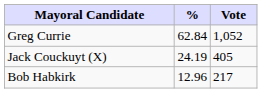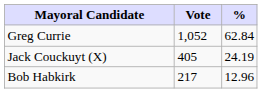columns swapped: (234, 14) <-> (192, 14)
